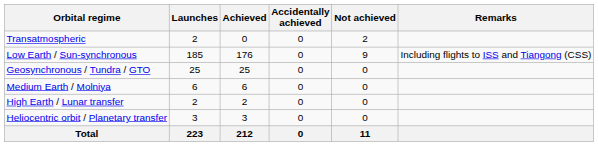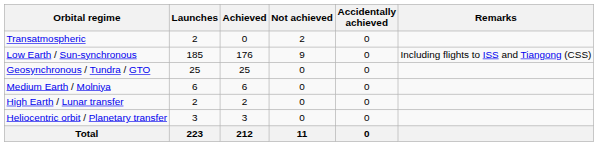columns swapped: (365, 17) <-> (300, 17)
